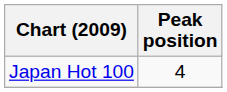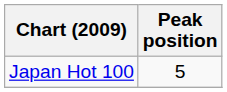(180, 71) 4 -> (180, 71) 5
